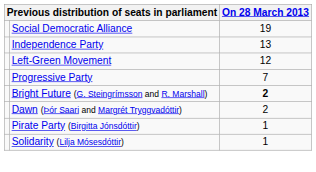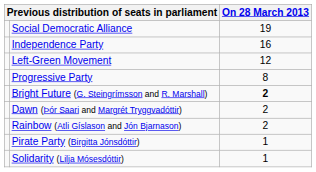(265, 45) 13 -> (265, 45) 16
(265, 77) 7 -> (265, 77) 8
+ row: (97, 126)
